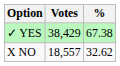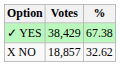(64, 52) 18,557 -> (64, 52) 18,857
